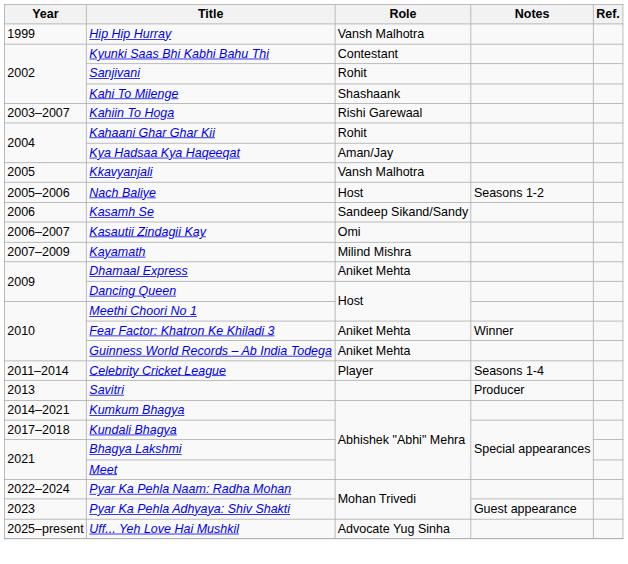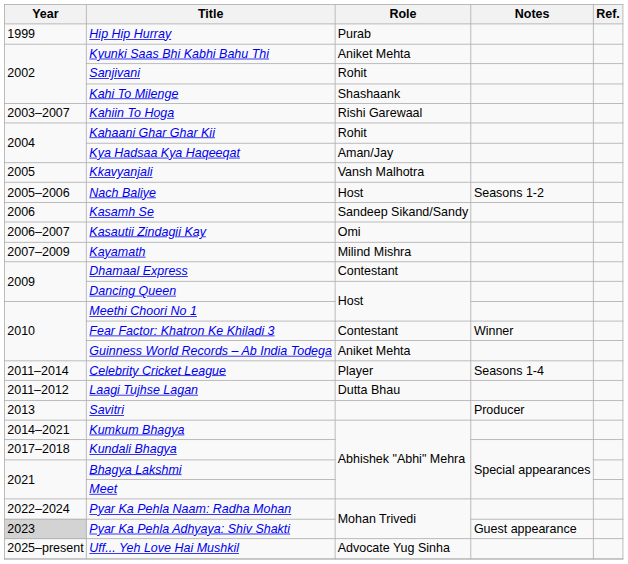(381, 34) Vansh Malhotra -> (354, 34) Purab
(368, 53) Contestant -> (374, 53) Aniket Mehta
(374, 271) Aniket Mehta -> (368, 271) Contestant
(374, 331) Aniket Mehta -> (368, 331) Contestant
+ row: (144, 390)
(21, 509) no background -> (21, 529) lightgrey background
